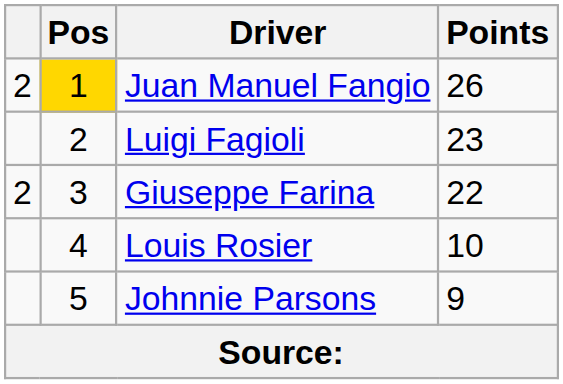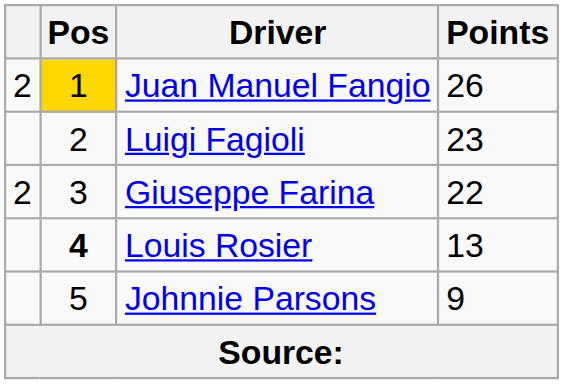(78, 246) normal -> (78, 246) bold
(465, 246) 10 -> (465, 246) 13
